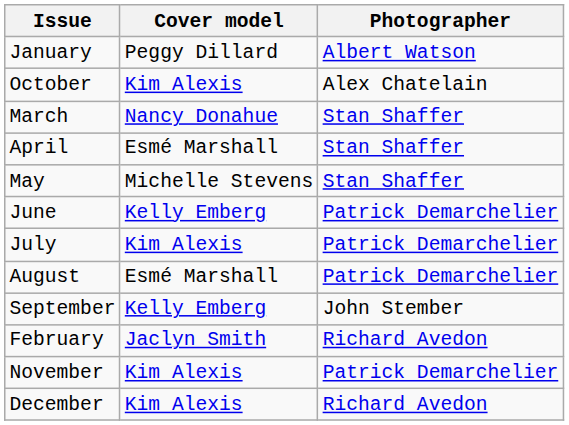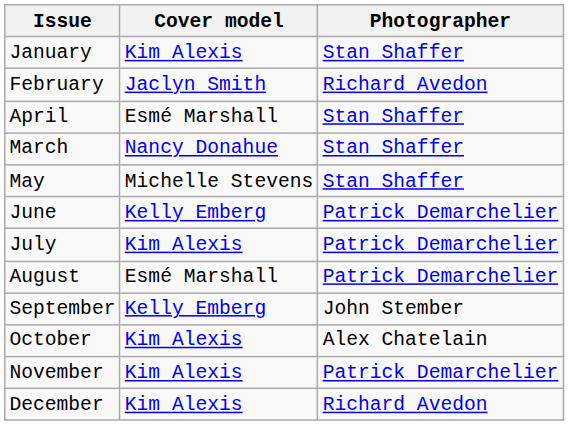(201, 53) Peggy Dillard -> (184, 53) Kim Alexis
(399, 53) Albert Watson -> (393, 53) Stan Shaffer
rows swapped: (57, 341) <-> (51, 85)
rows swapped: (39, 117) <-> (39, 149)
